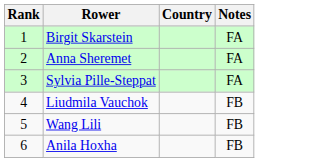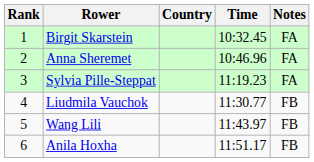+ column: (242, 15)
